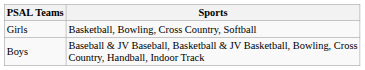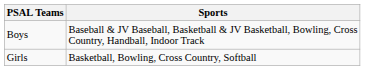rows swapped: (17, 51) <-> (17, 29)
